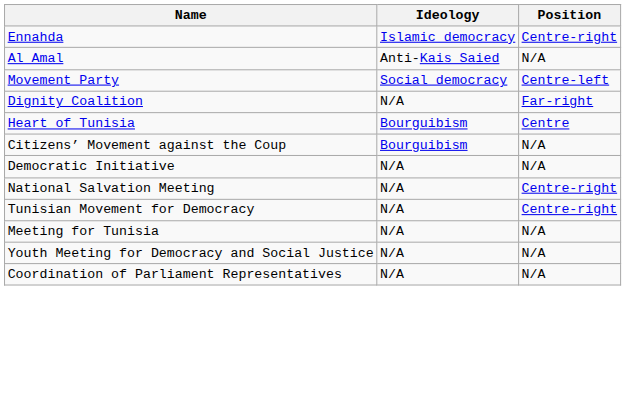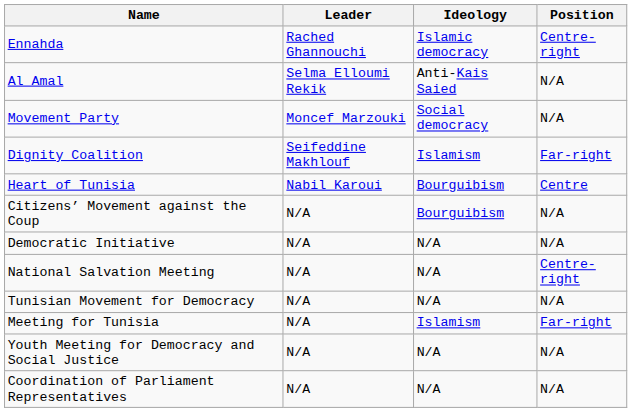+ column: (348, 15)
(565, 80) Centre-left -> (552, 118) N/A
(392, 102) N/A -> (448, 155) Islamism
(569, 210) Centre-right -> (552, 302) N/A
(392, 231) N/A -> (448, 323) Islamism
(534, 231) N/A -> (576, 323) Far-right
